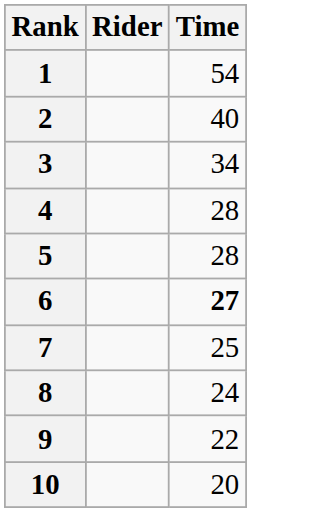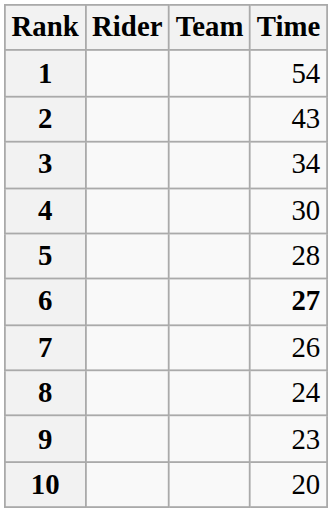+ column: (210, 27)
(225, 118) 40 -> (306, 118) 43
(225, 210) 28 -> (306, 210) 30
(225, 347) 25 -> (306, 347) 26
(225, 438) 22 -> (306, 438) 23
